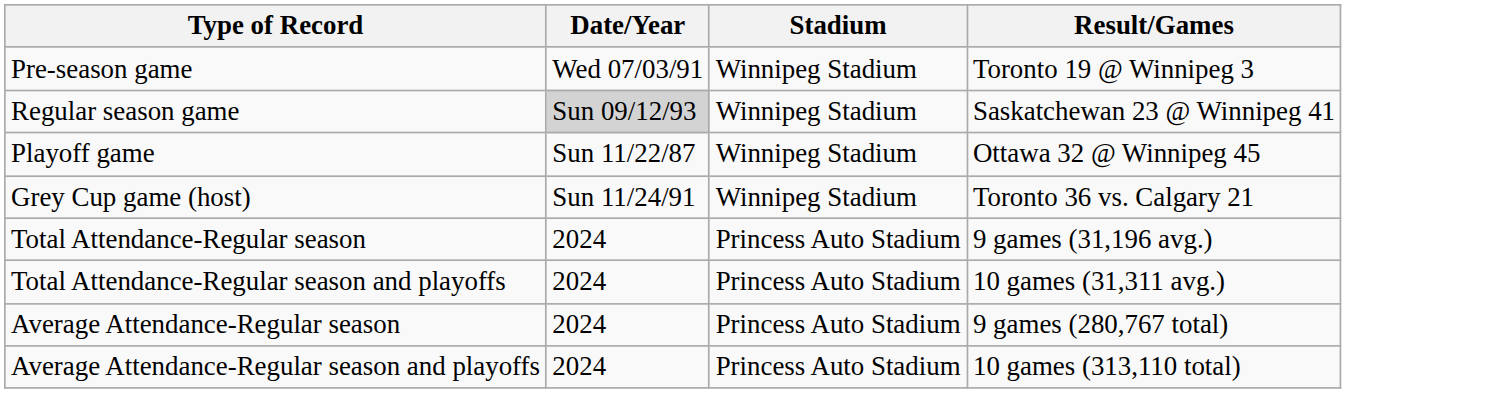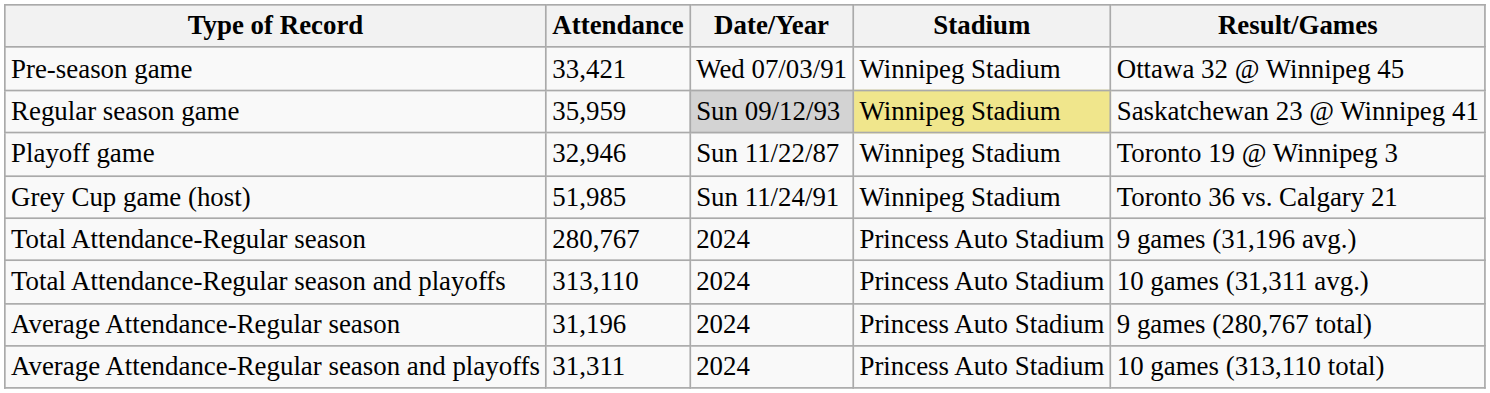+ column: (618, 25)
(1113, 68) Toronto 19 @ Winnipeg 3 -> (1260, 68) Ottawa 32 @ Winnipeg 45
(816, 111) no background -> (960, 111) khaki background
(1117, 153) Ottawa 32 @ Winnipeg 45 -> (1257, 153) Toronto 19 @ Winnipeg 3
